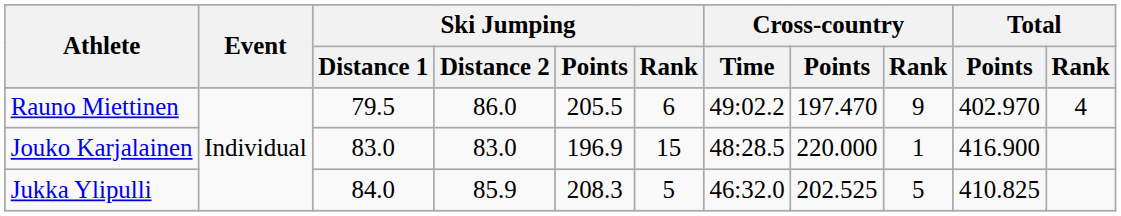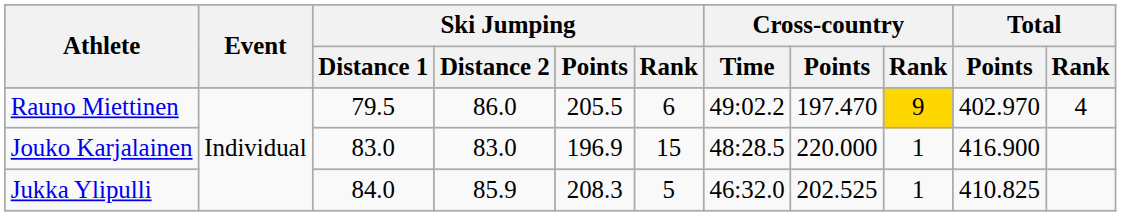(918, 107) no background -> (918, 107) gold background
(918, 189) 5 -> (918, 189) 1
